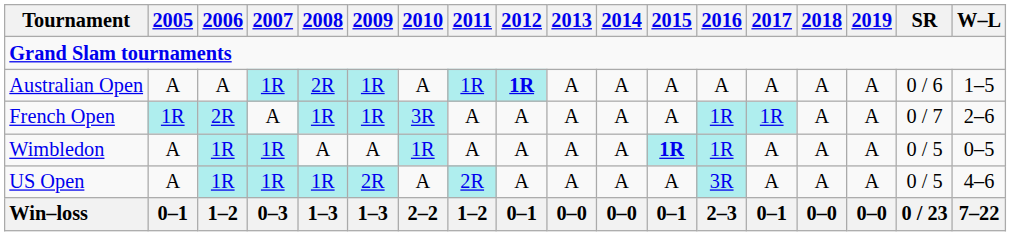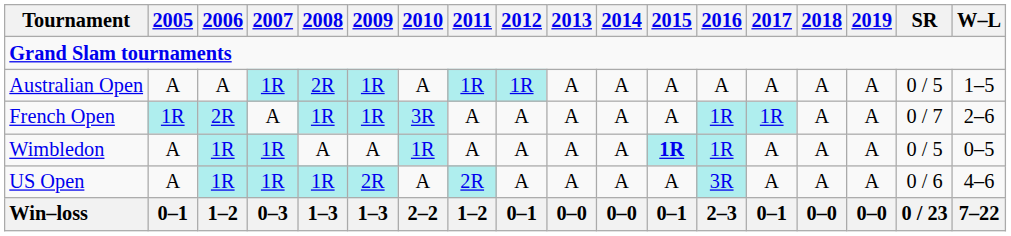(522, 85) bold -> (522, 85) normal
(925, 85) 0 / 6 -> (925, 85) 0 / 5
(925, 181) 0 / 5 -> (925, 181) 0 / 6
